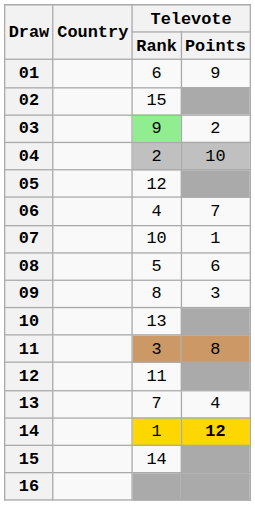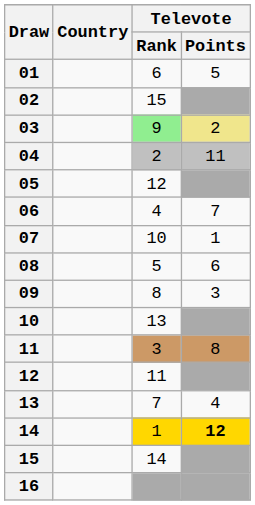(215, 74) 9 -> (215, 74) 5
(215, 129) no background -> (215, 129) khaki background
(215, 156) 10 -> (215, 156) 11
